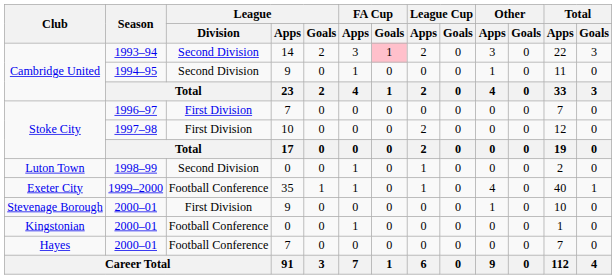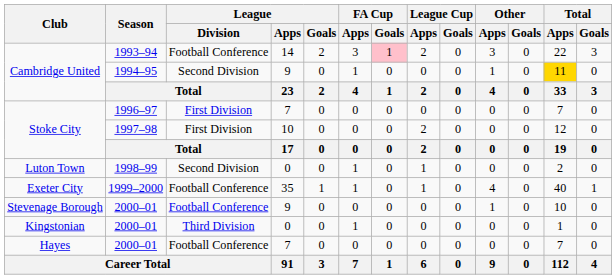(218, 52) Second Division -> (218, 52) Football Conference
(560, 71) no background -> (560, 71) gold background
(218, 206) First Division -> (218, 206) Football Conference
(218, 226) Football Conference -> (218, 226) Third Division
